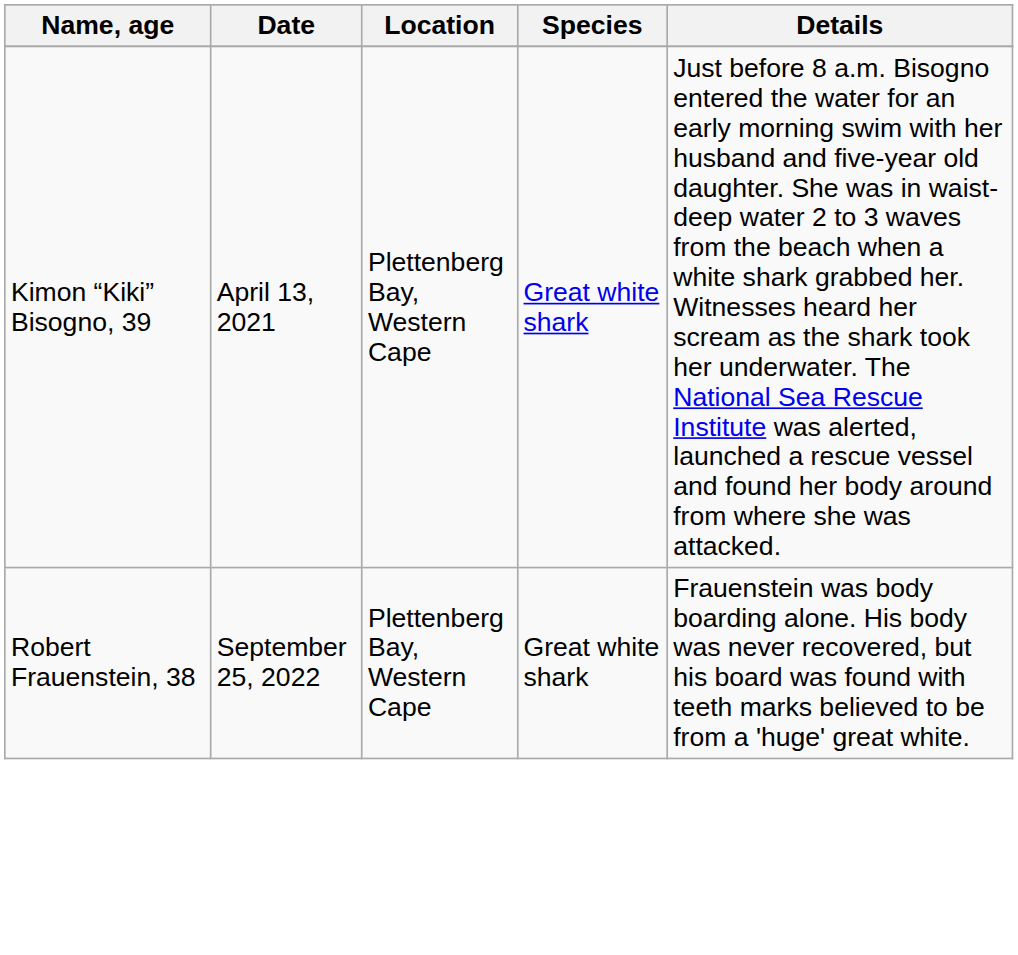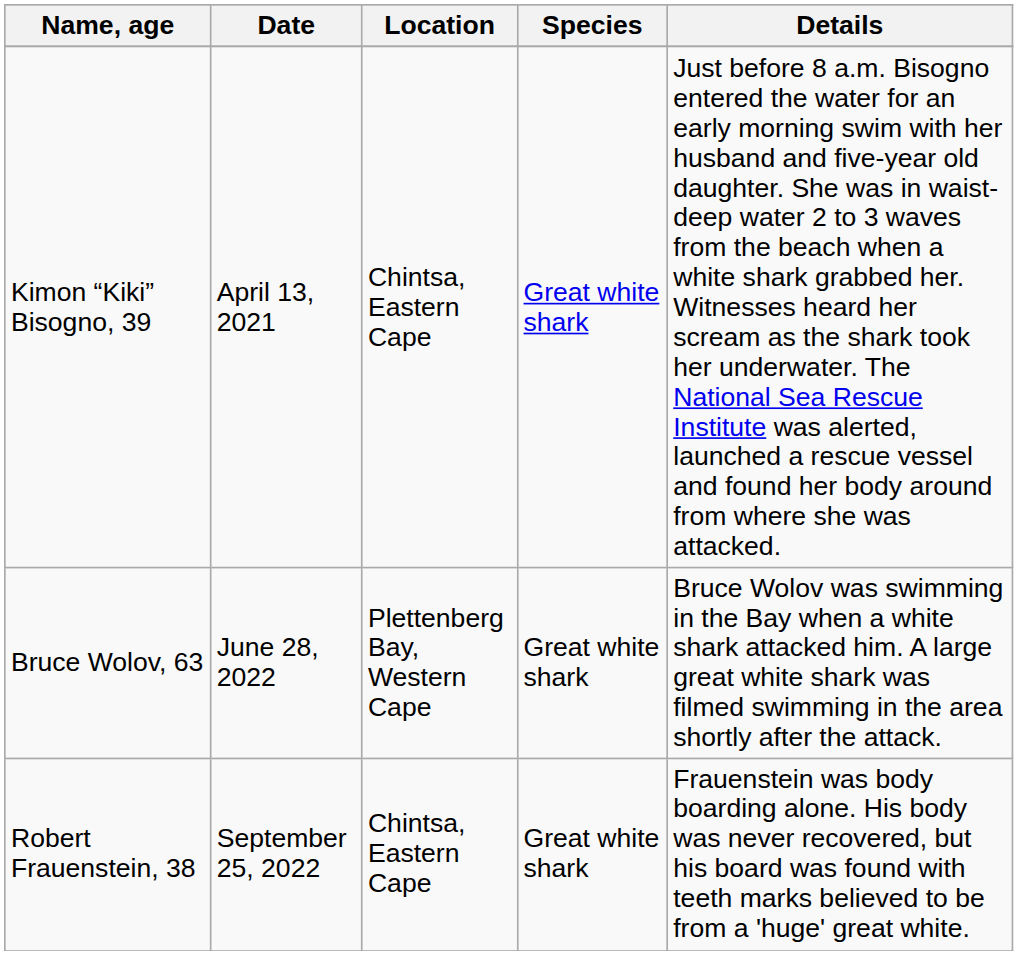(436, 306) Plettenberg Bay, Western Cape -> (417, 306) Chintsa, Eastern Cape
+ row: (107, 662)
(436, 662) Plettenberg Bay, Western Cape -> (417, 854) Chintsa, Eastern Cape
